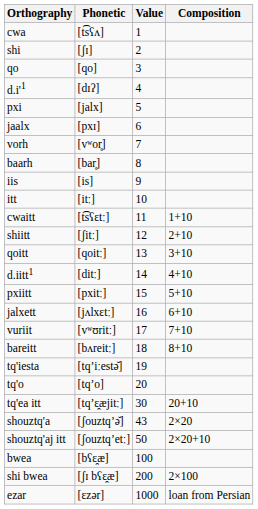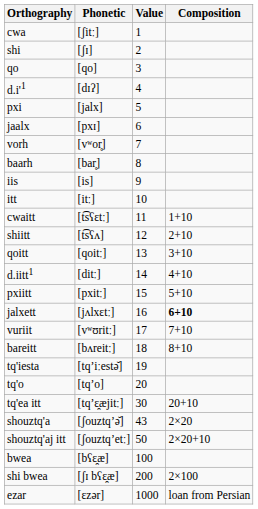(91, 31) [t͡sʕʌ] -> (88, 31) [ʃitː]
(88, 235) [ʃitː] -> (91, 235) [t͡sʕʌ]
(180, 312) normal -> (180, 312) bold
